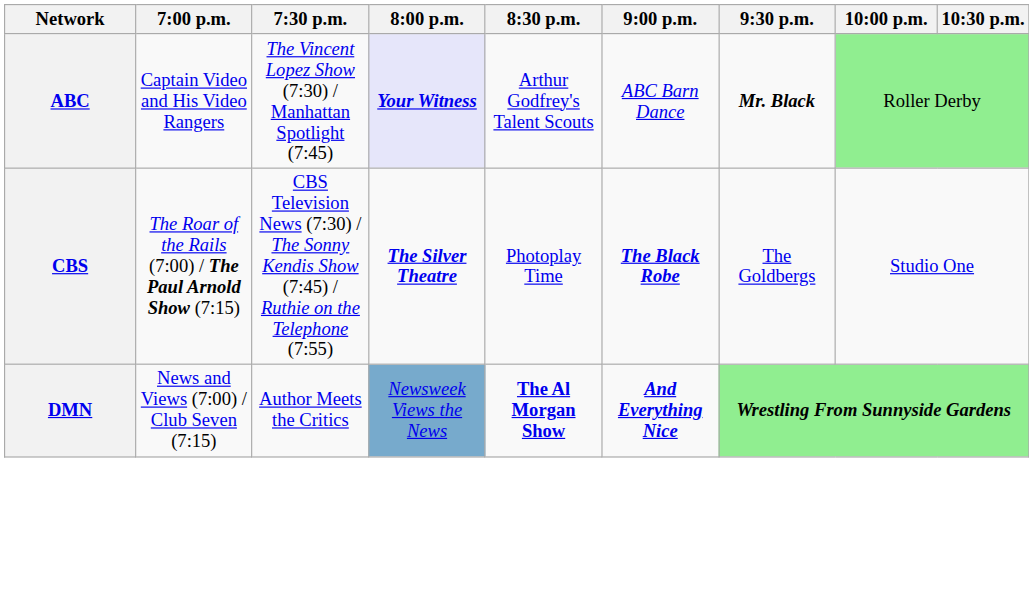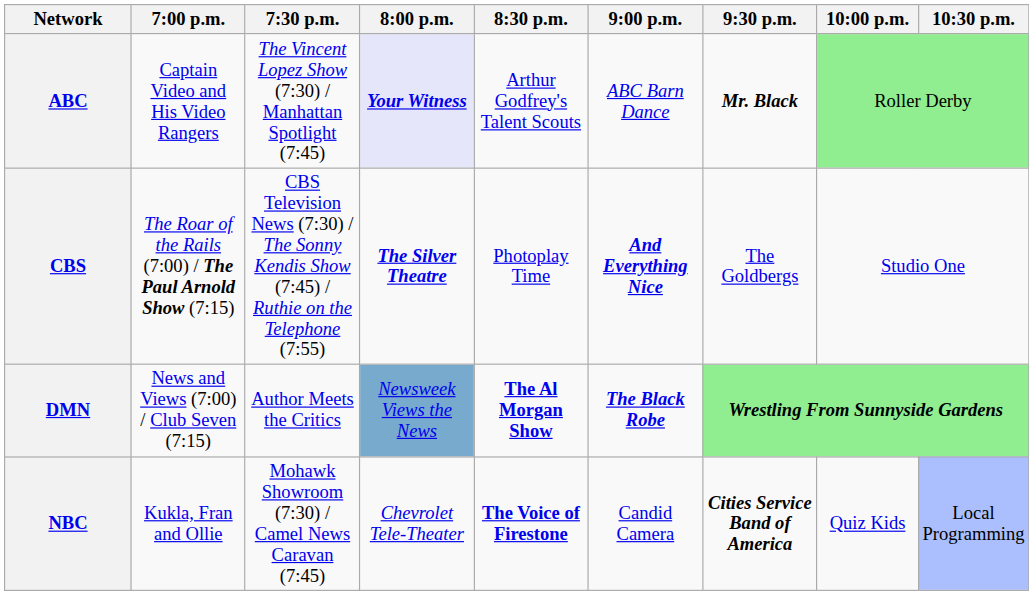(660, 266) The Black Robe -> (645, 266) And Everything Nice
(660, 410) And Everything Nice -> (645, 410) The Black Robe
+ row: (68, 523)
